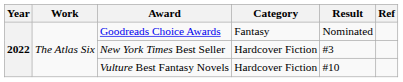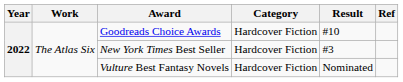(252, 31) Fantasy -> (276, 31) Hardcover Fiction
(348, 31) Nominated -> (331, 31) #10
(331, 67) #10 -> (348, 67) Nominated
